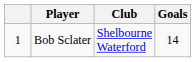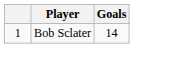- column: (124, 14)
